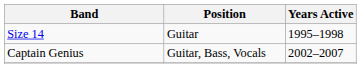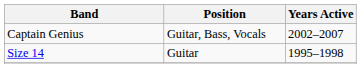rows swapped: (26, 33) <-> (45, 53)
